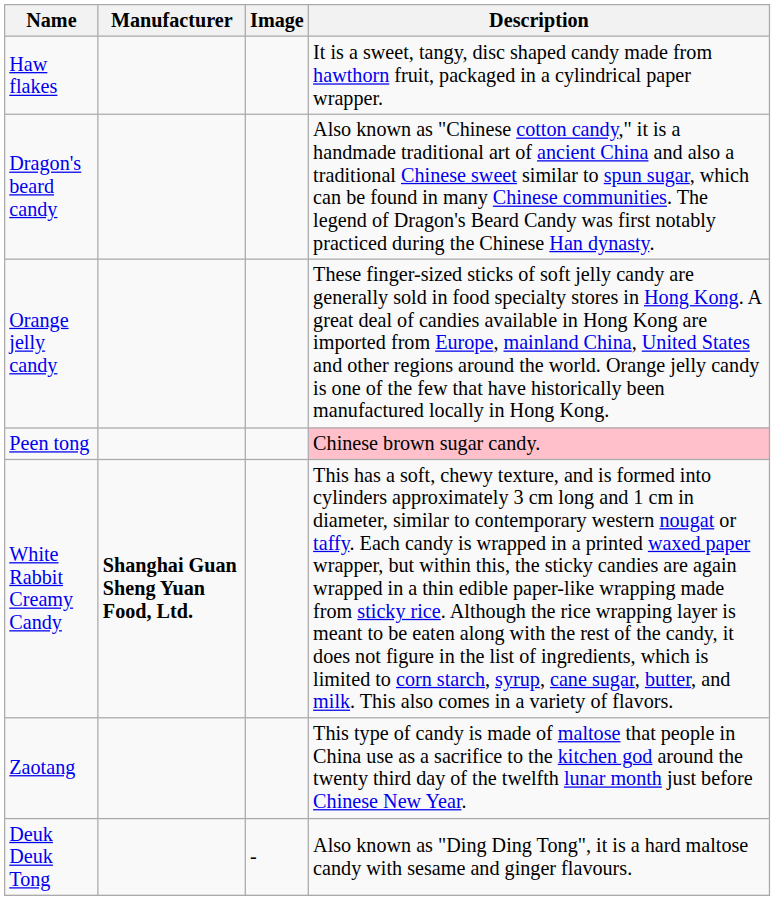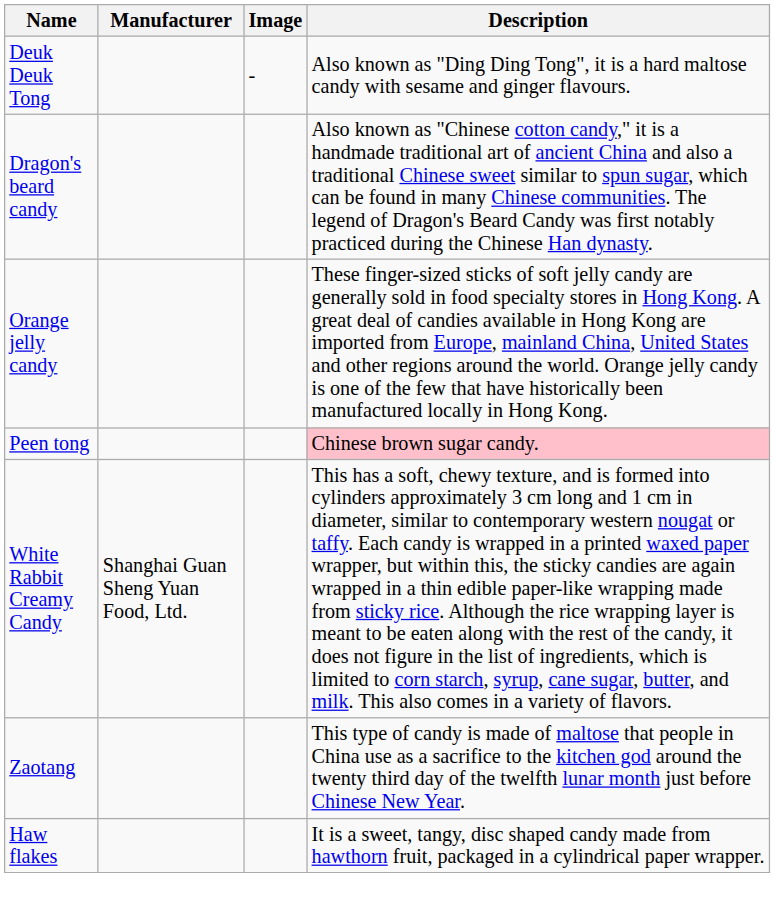rows swapped: (31, 856) <-> (33, 75)
(170, 588) bold -> (165, 588) normal
